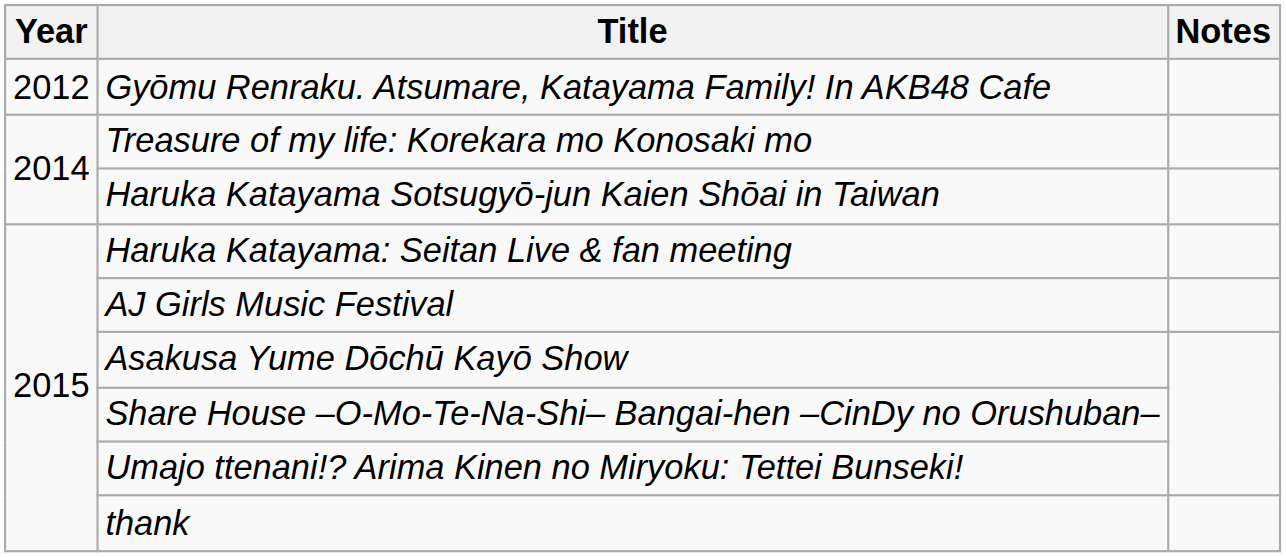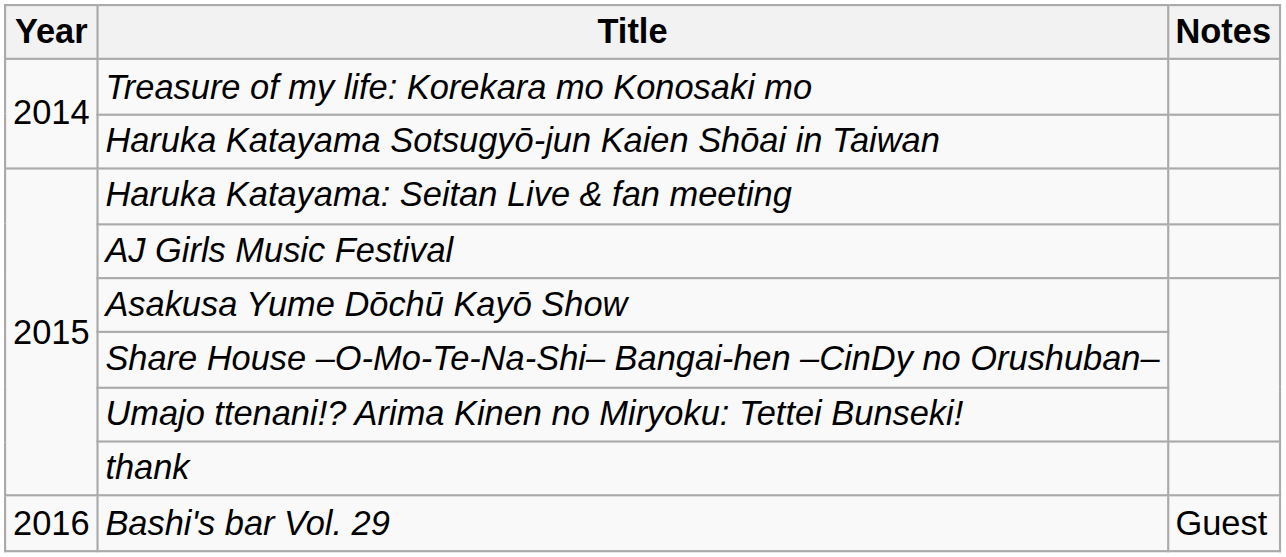- row: (578, 86)
+ row: (248, 522)
